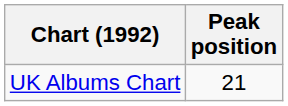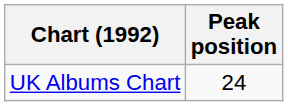(234, 82) 21 -> (234, 82) 24
